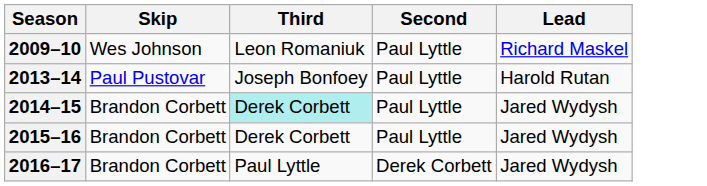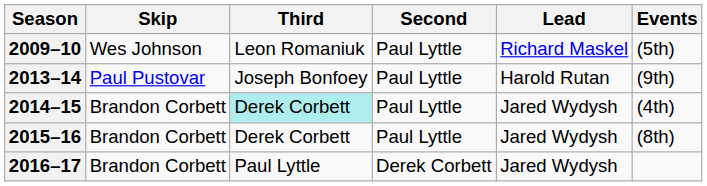+ column: (667, 19)
